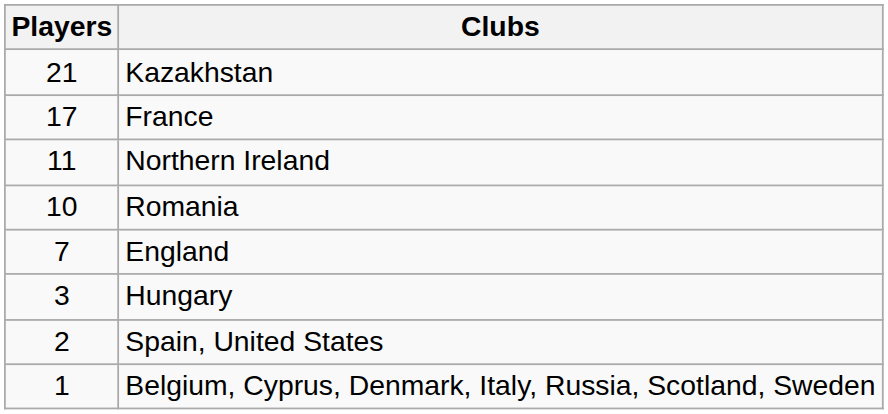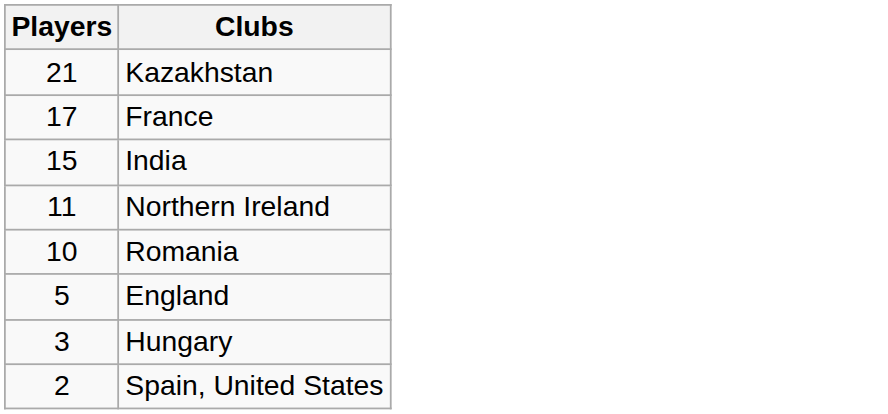+ row: (156, 161)
(62, 251) 7 -> (62, 296) 5
- row: (500, 386)
